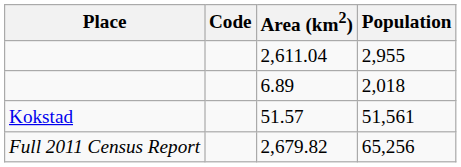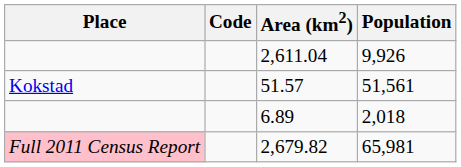(383, 55) 2,955 -> (383, 55) 9,926
rows swapped: (282, 116) <-> (277, 85)
(105, 146) no background -> (105, 146) pink background
(388, 146) 65,256 -> (388, 146) 65,981
